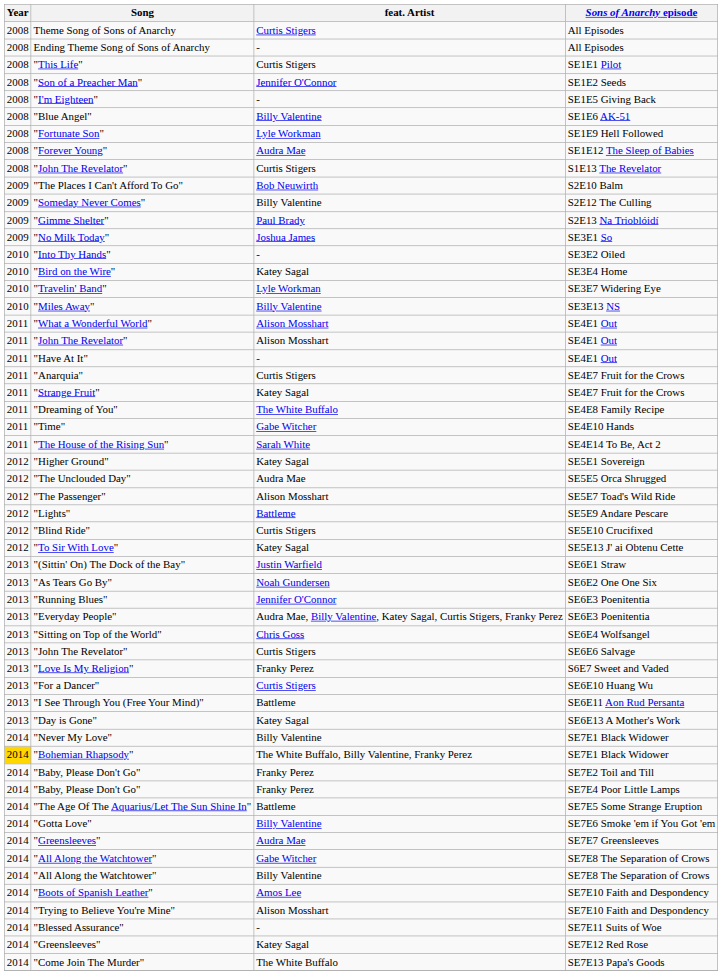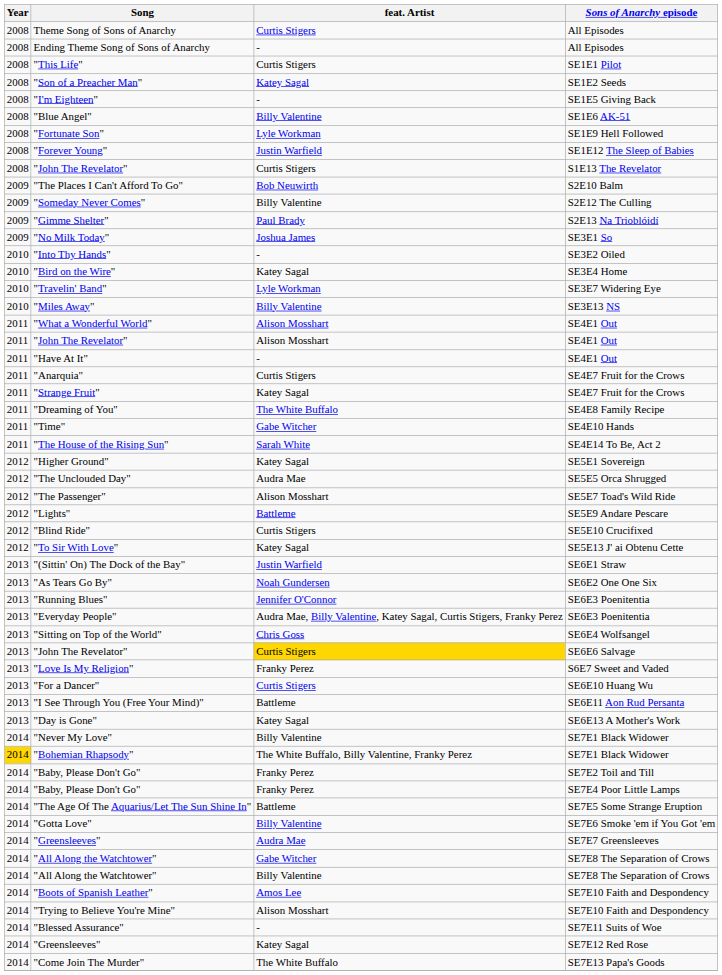(296, 82) Jennifer O'Connor -> (283, 82) Katey Sagal
(281, 151) Audra Mae -> (289, 151) Justin Warfield
(286, 651) no background -> (286, 651) gold background
